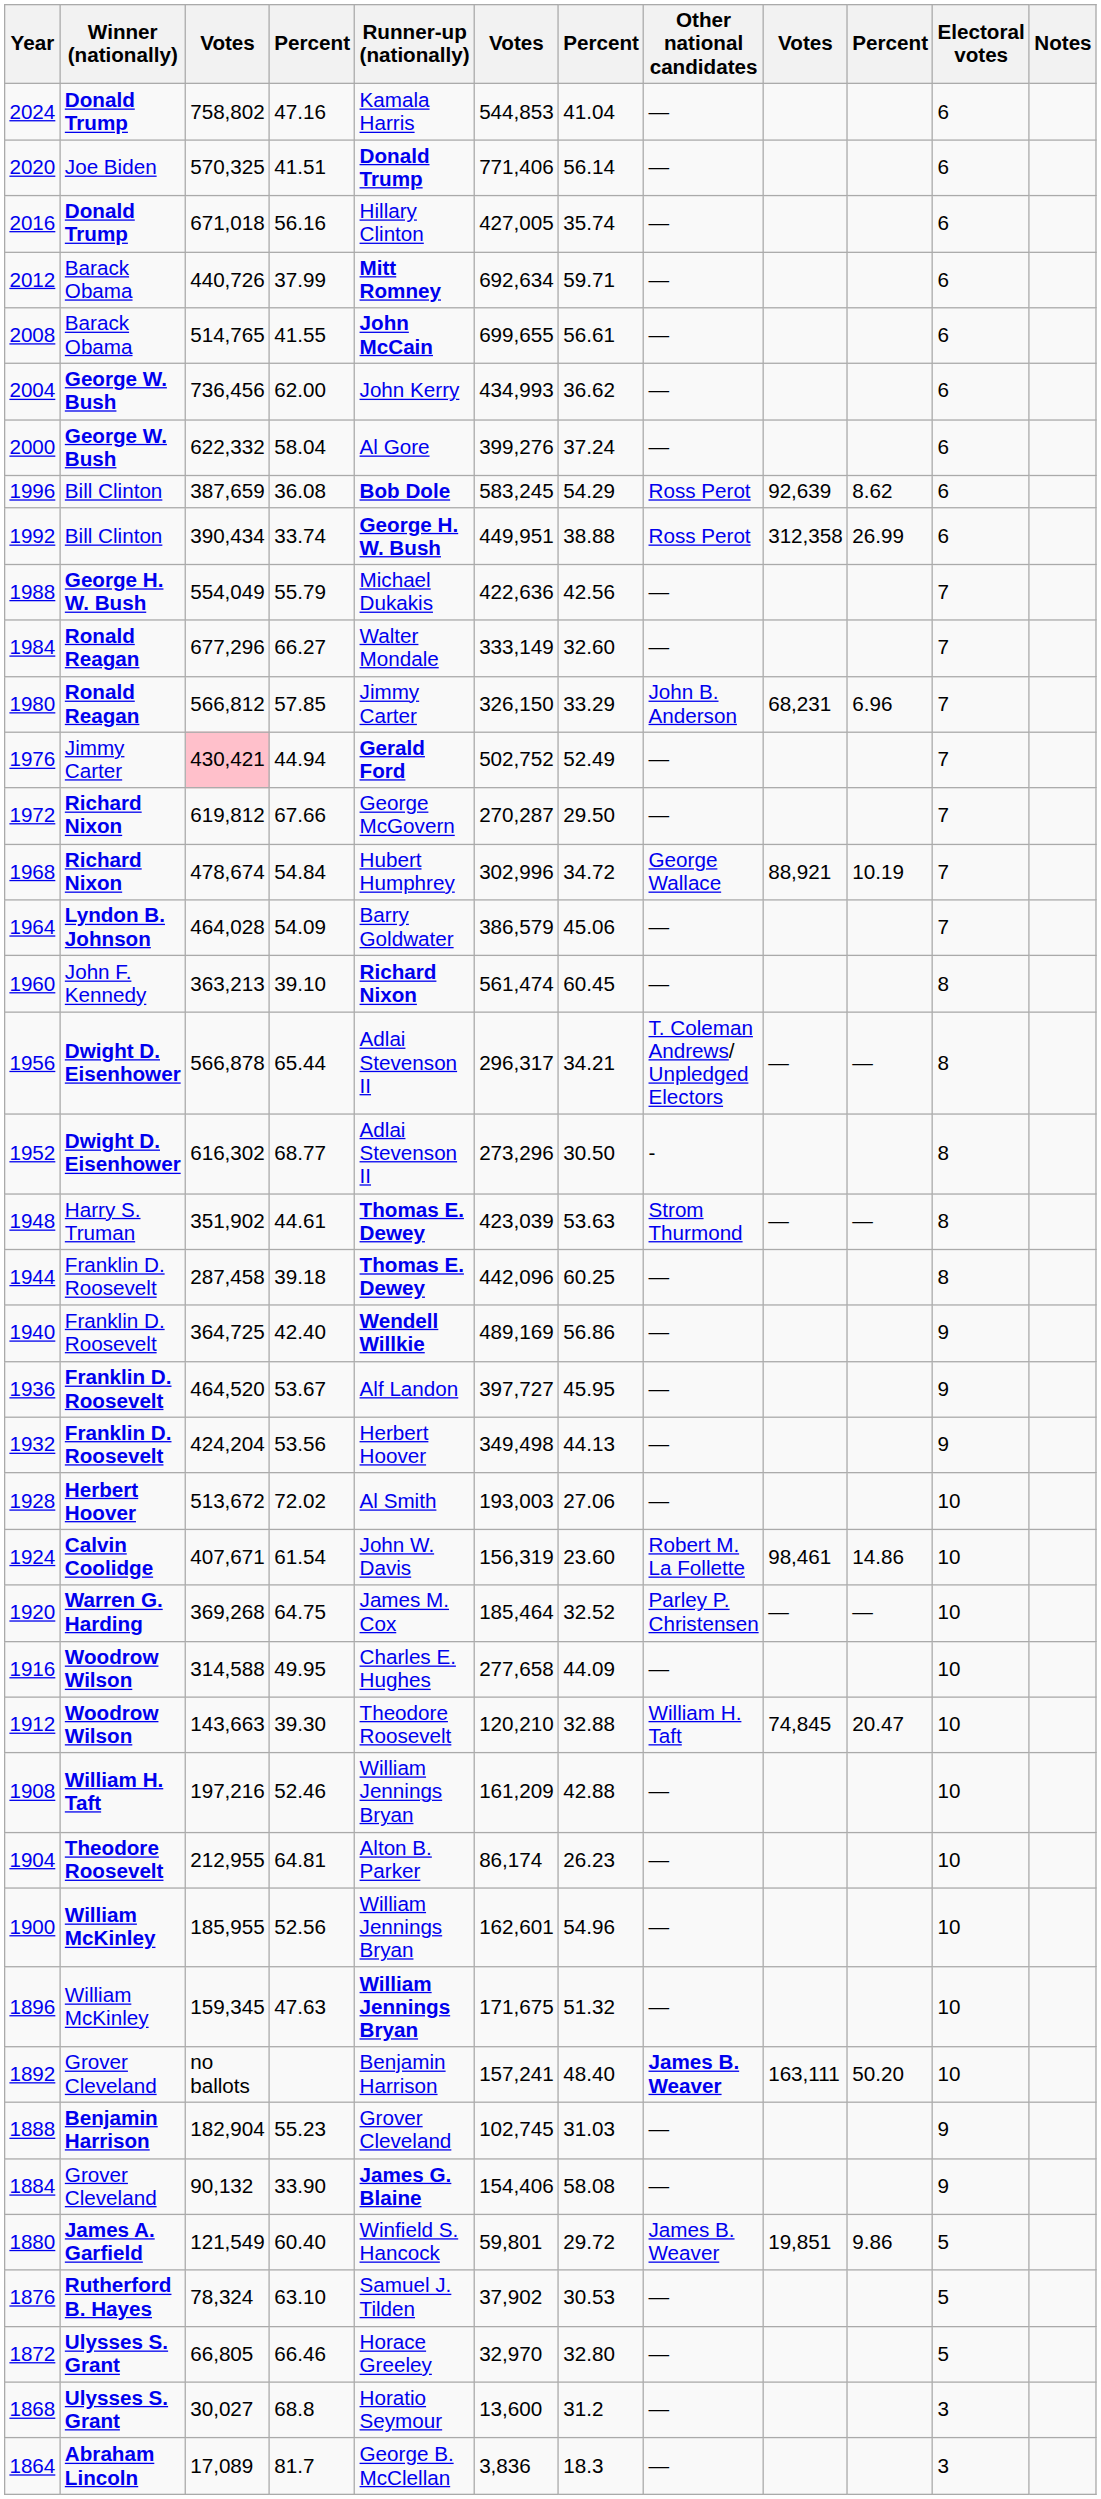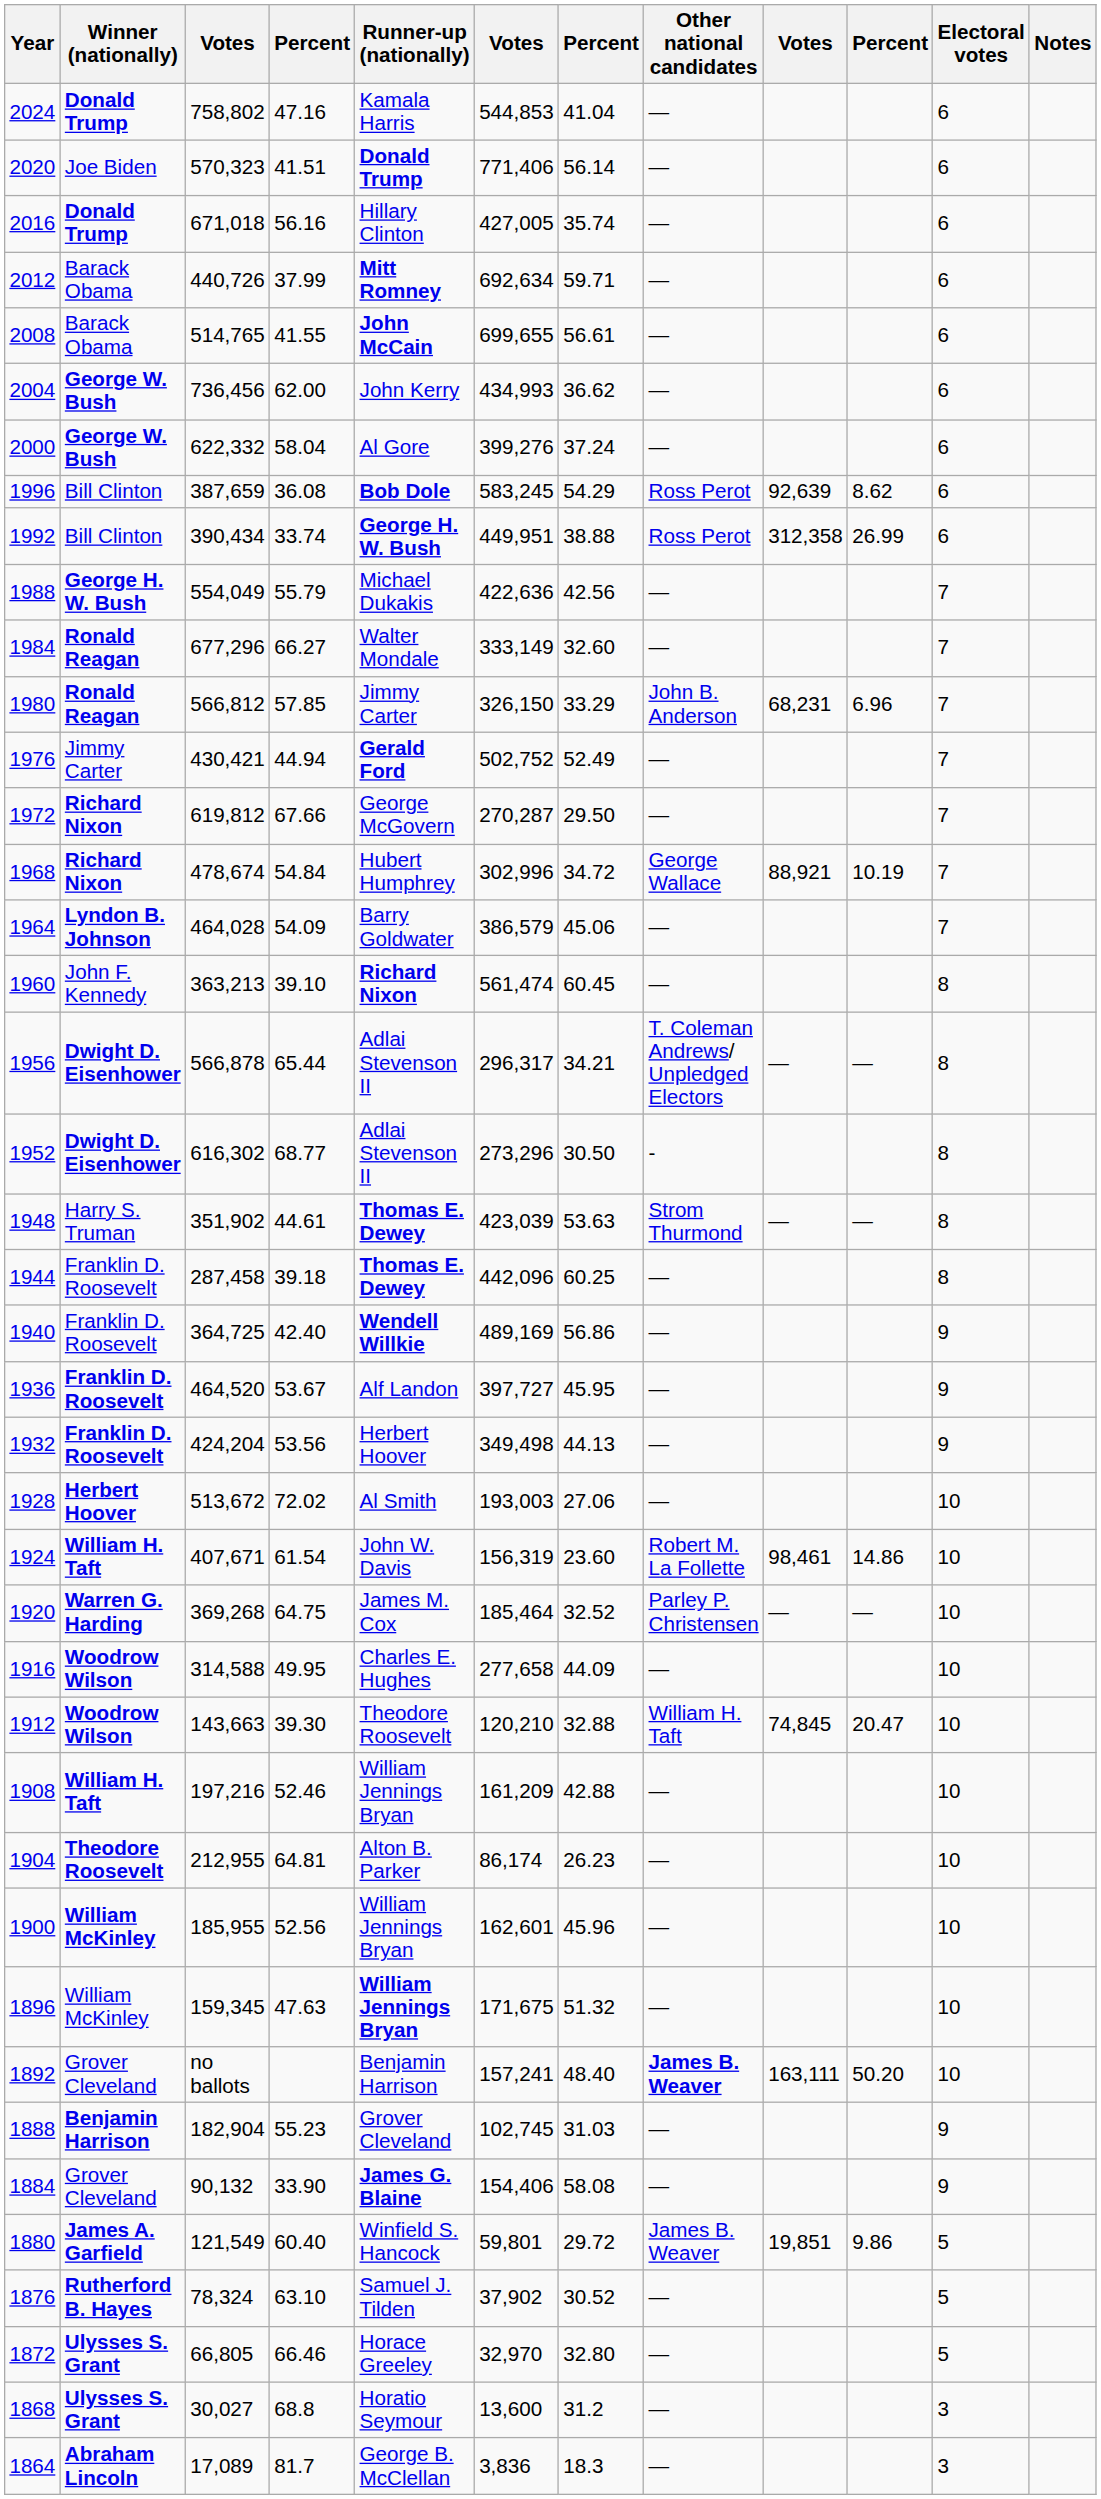(227, 167) 570,325 -> (227, 167) 570,323
(227, 759) pink background -> (227, 759) no background
(109, 1556) Calvin Coolidge -> (114, 1556) William H. Taft
(589, 1927) 54.96 -> (589, 1927) 45.96
(589, 2298) 30.53 -> (589, 2298) 30.52
